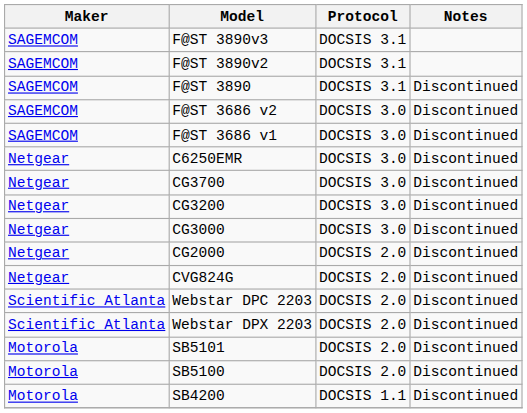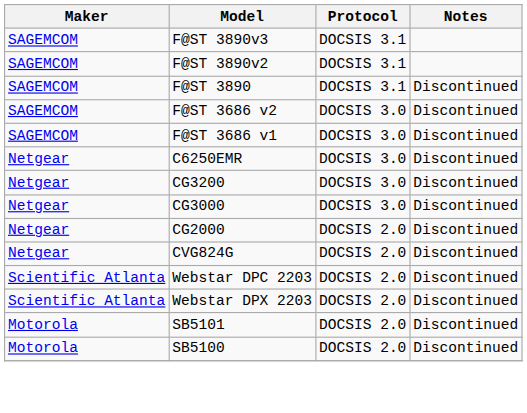- row: (198, 183)
- row: (198, 396)
